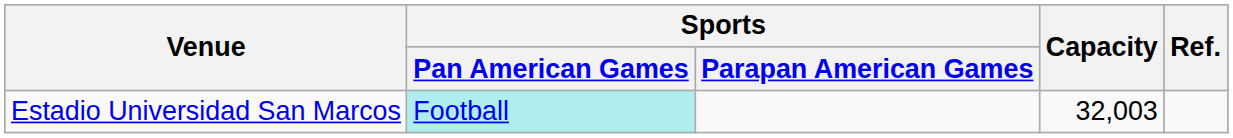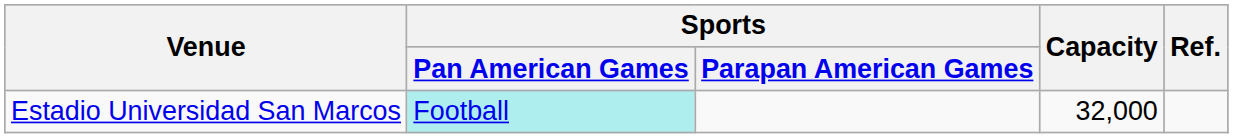(1117, 111) 32,003 -> (1117, 111) 32,000
